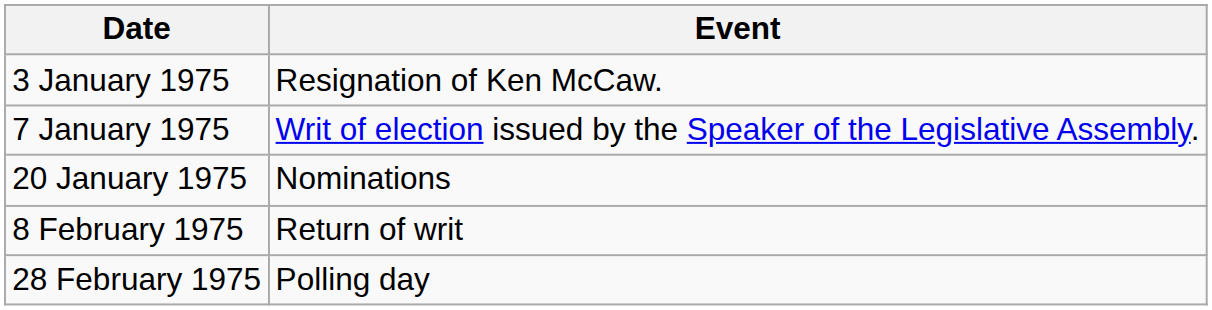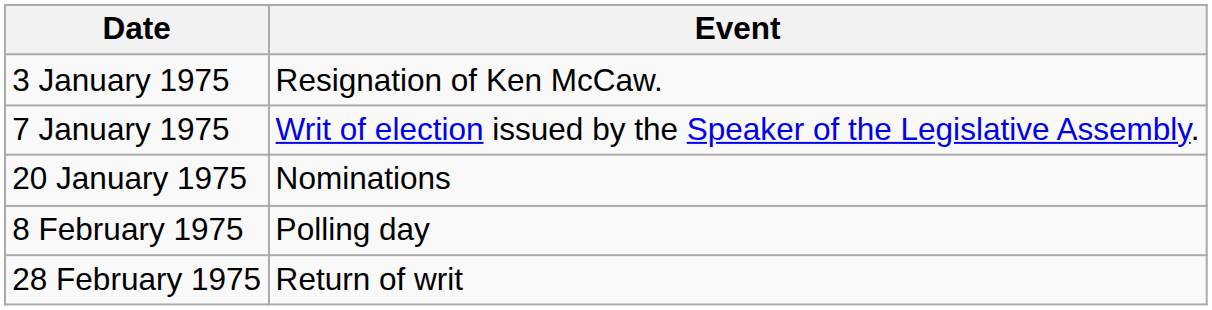(369, 229) Return of writ -> (353, 229) Polling day
(353, 279) Polling day -> (369, 279) Return of writ
